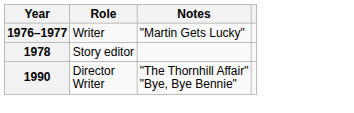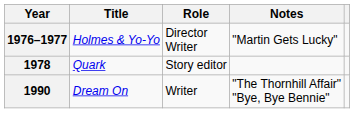+ column: (116, 14)
(89, 33) Writer -> (186, 39) Director Writer
(94, 77) Director Writer -> (181, 91) Writer
